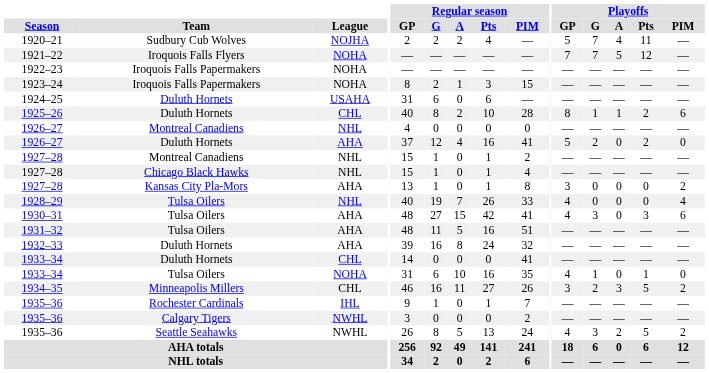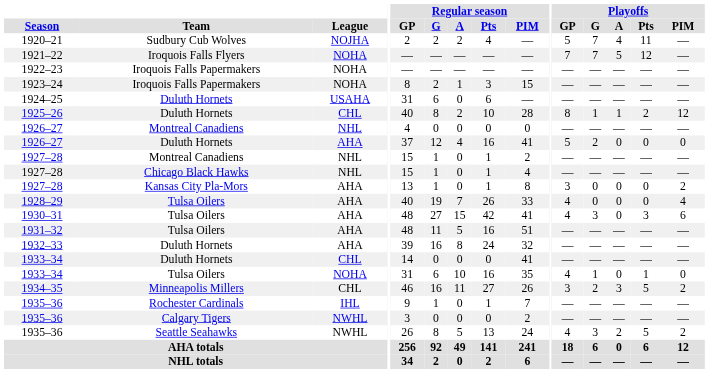(683, 113) 6 -> (683, 113) 12
(646, 142) 2 -> (646, 142) 0
(350, 201) NHL -> (350, 201) AHA
